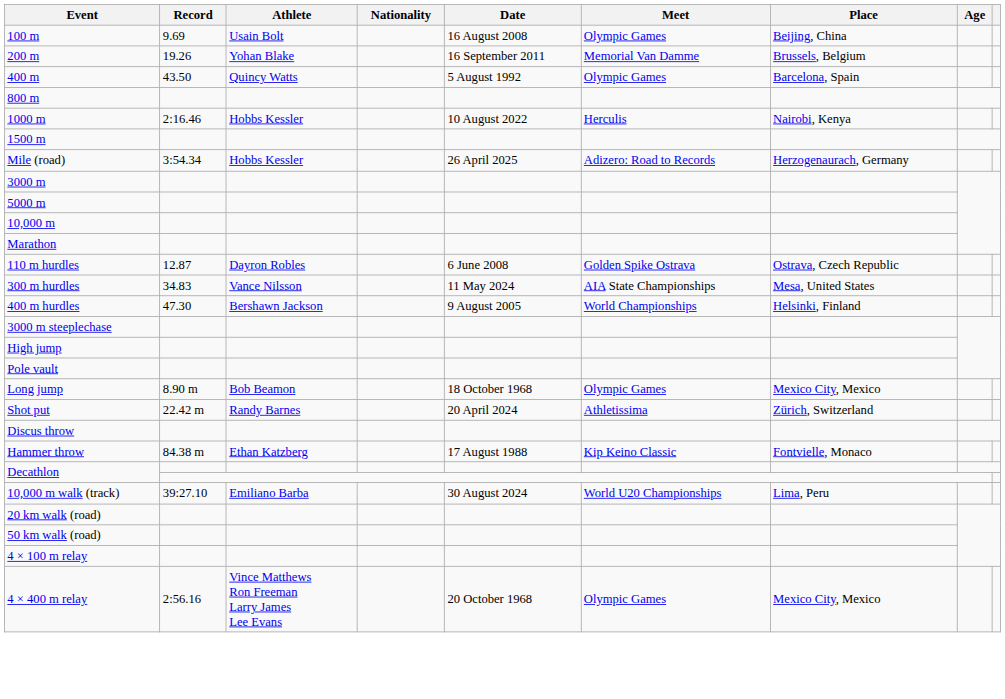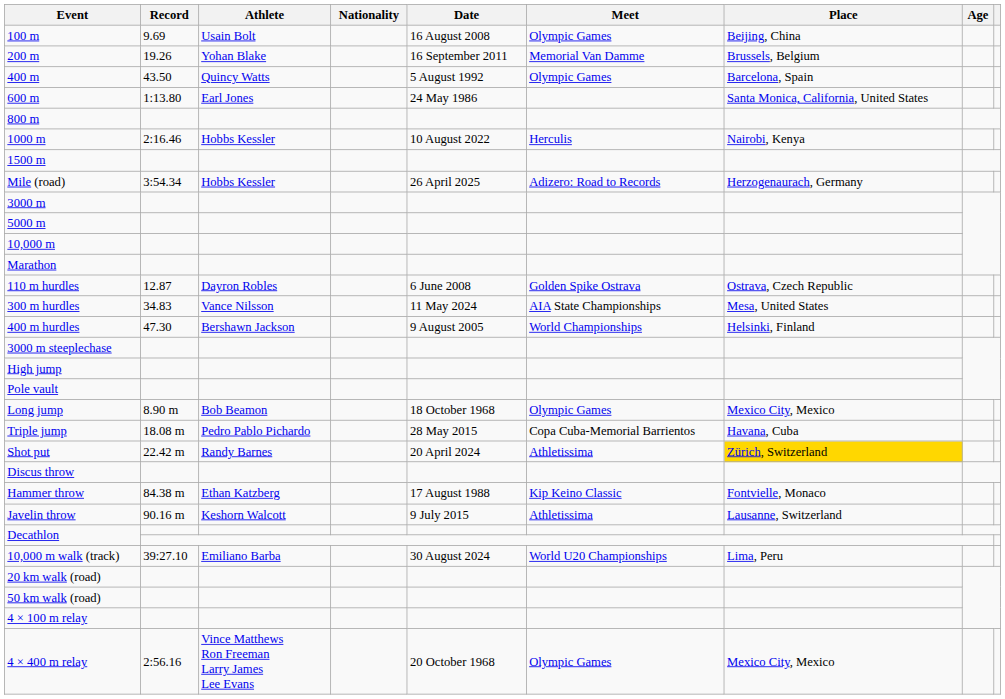+ row: (23, 98)
+ row: (37, 431)
(823, 410) no background -> (777, 451) gold background
+ row: (41, 514)
